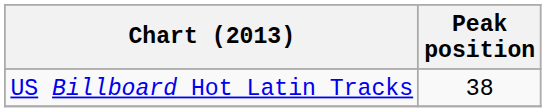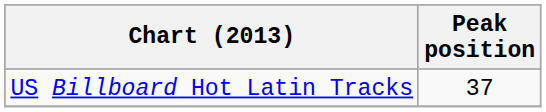(480, 88) 38 -> (480, 88) 37
